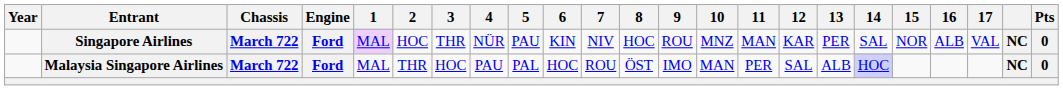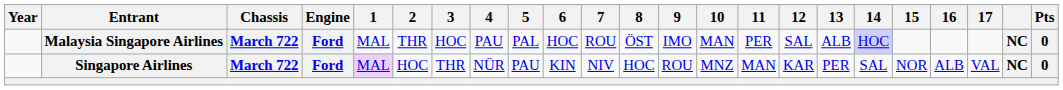rows swapped: (134, 66) <-> (134, 41)
